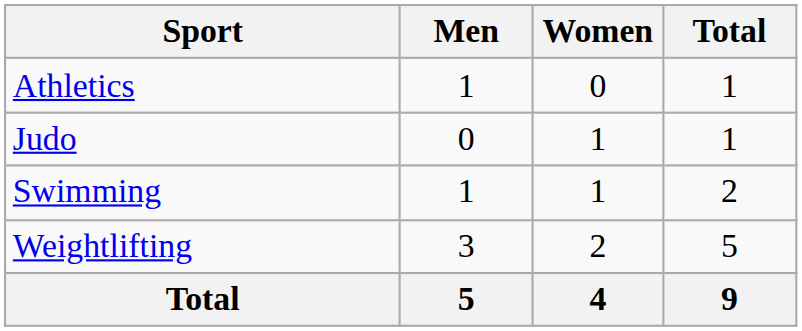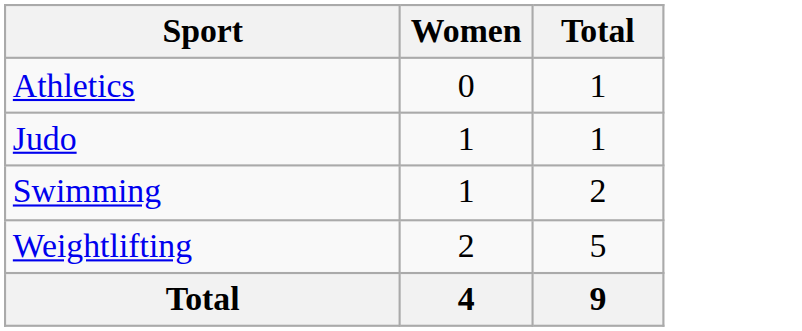- column: (466, 31)
